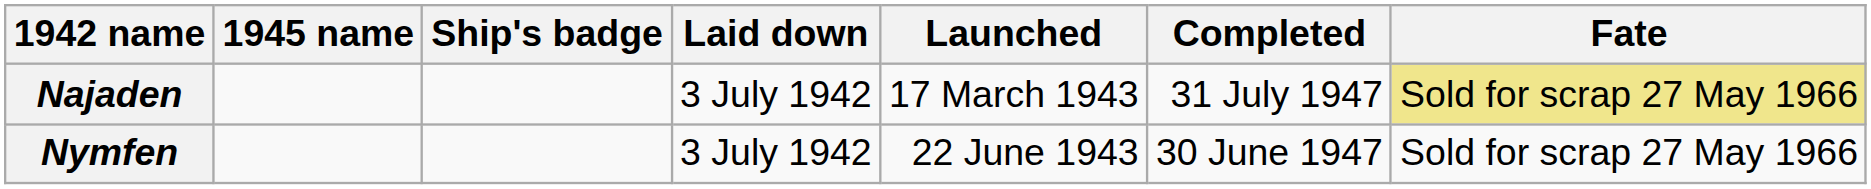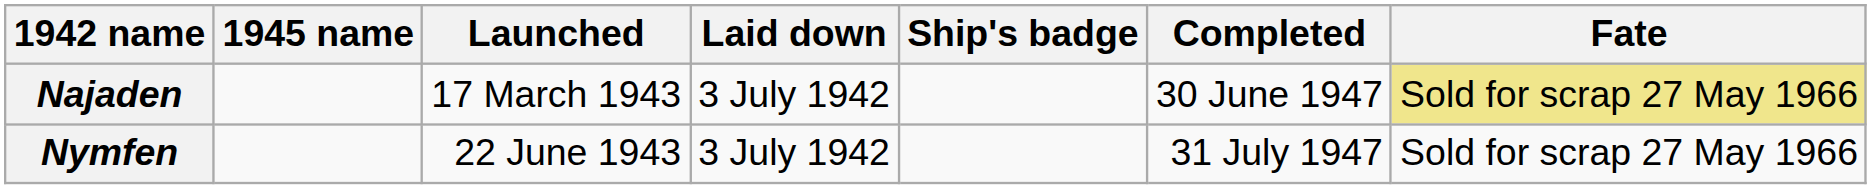columns swapped: (547, 34) <-> (1014, 34)
(1277, 93) 31 July 1947 -> (1269, 93) 30 June 1947
(1269, 152) 30 June 1947 -> (1277, 152) 31 July 1947
